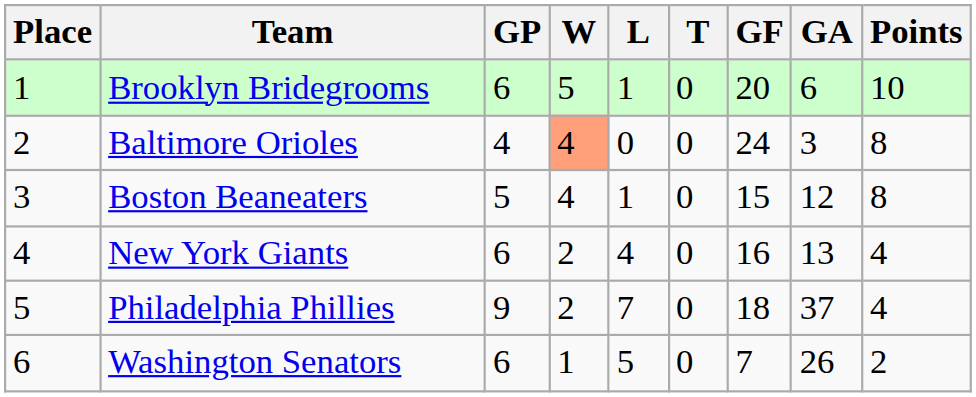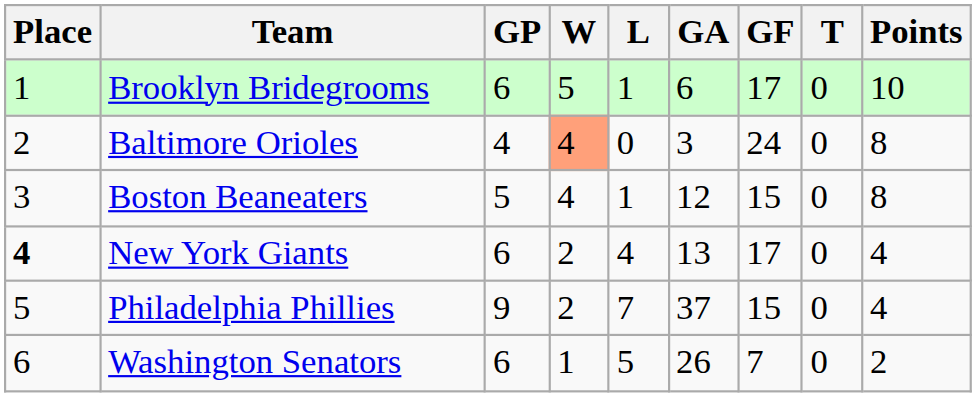columns swapped: (698, 32) <-> (827, 32)
(753, 87) 20 -> (764, 87) 17
(22, 252) normal -> (22, 252) bold
(753, 252) 16 -> (764, 252) 17
(753, 307) 18 -> (764, 307) 15
